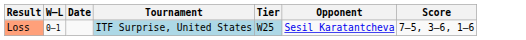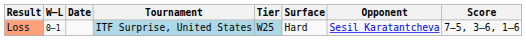+ column: (305, 12)
